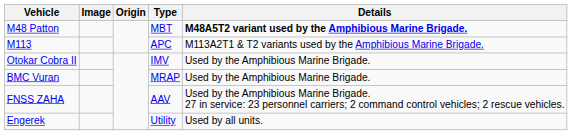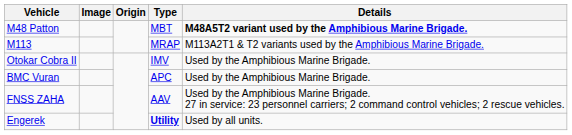(161, 45) APC -> (165, 45) MRAP
(165, 77) MRAP -> (161, 77) APC
(163, 121) normal -> (165, 121) bold
